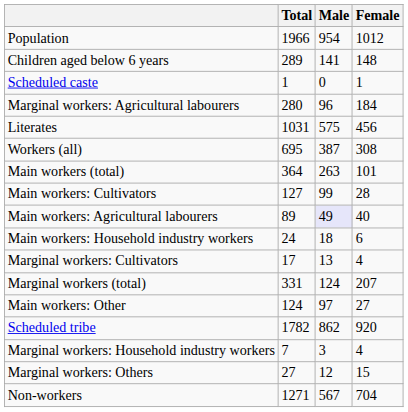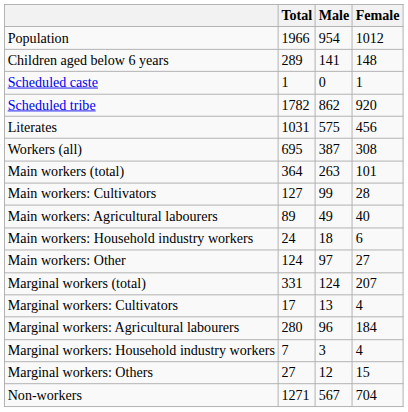rows swapped: (52, 328) <-> (123, 104)
(326, 216) lavender background -> (326, 216) no background
rows swapped: (67, 305) <-> (93, 261)
